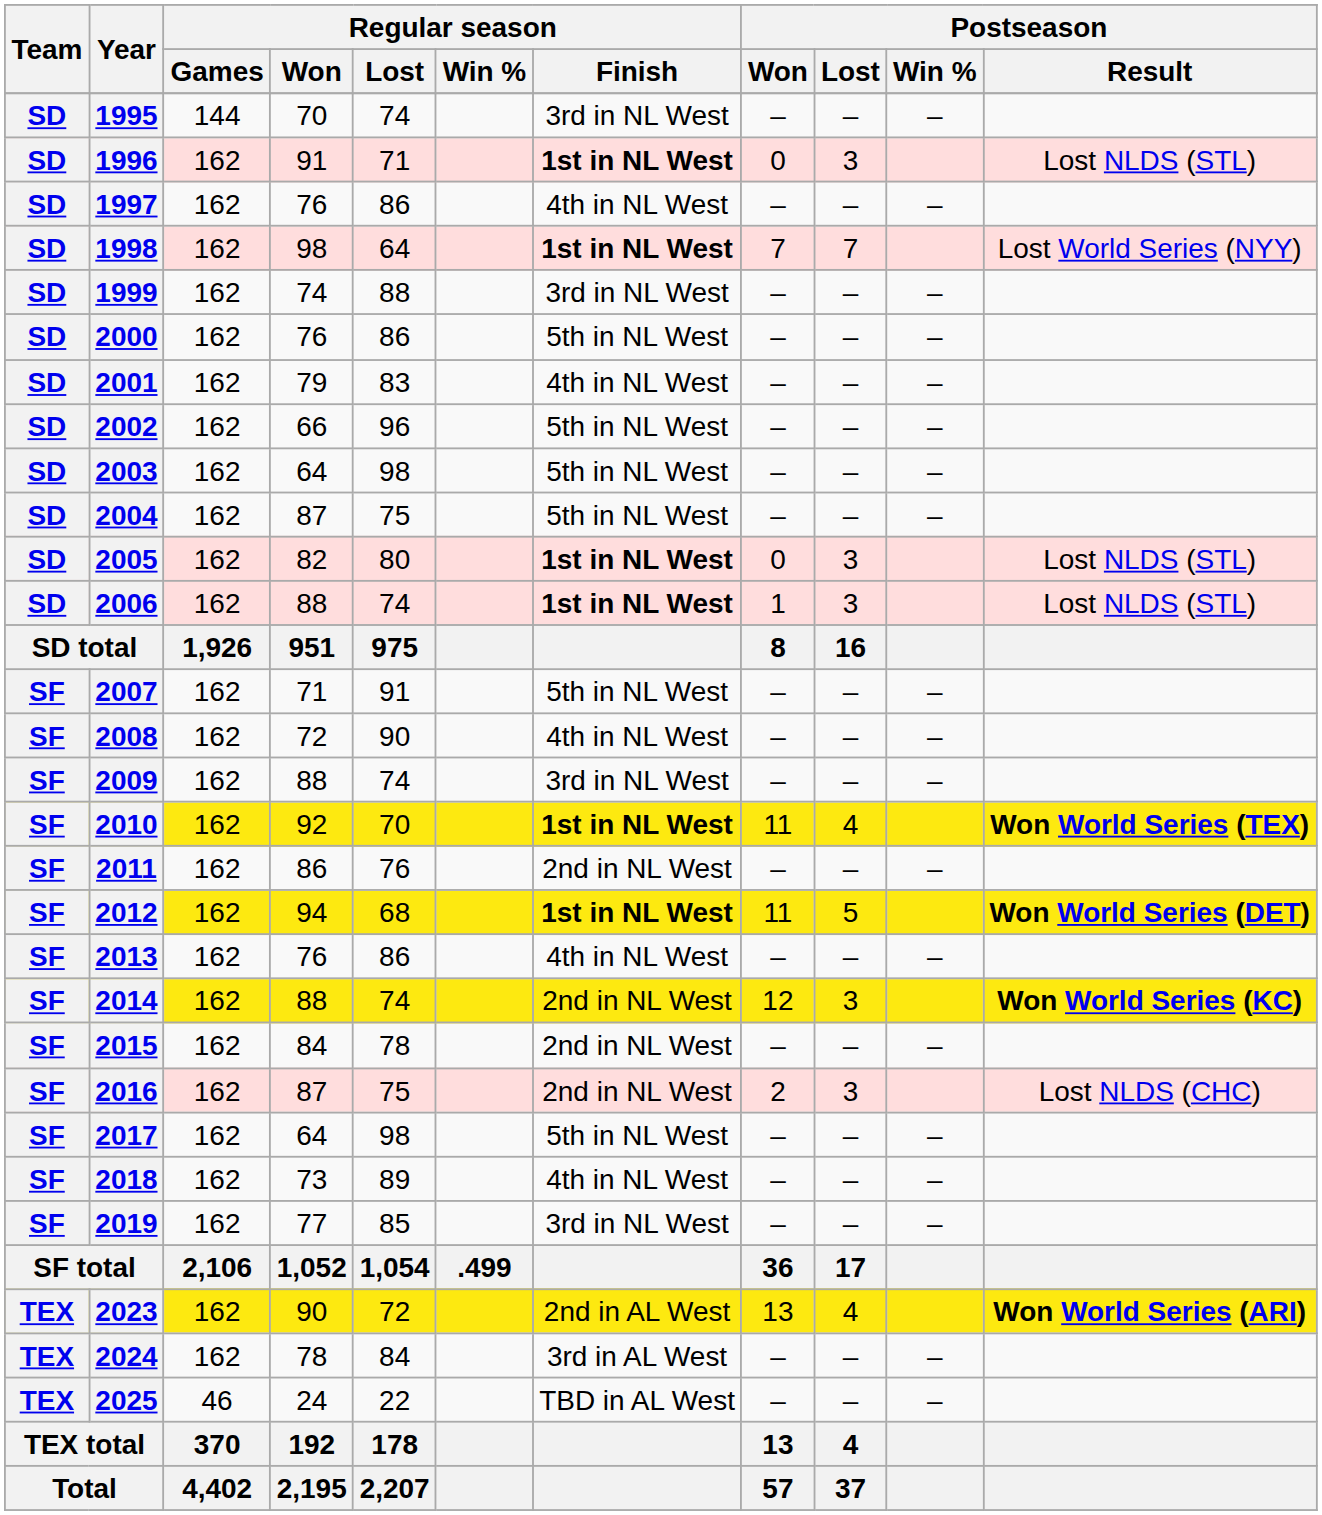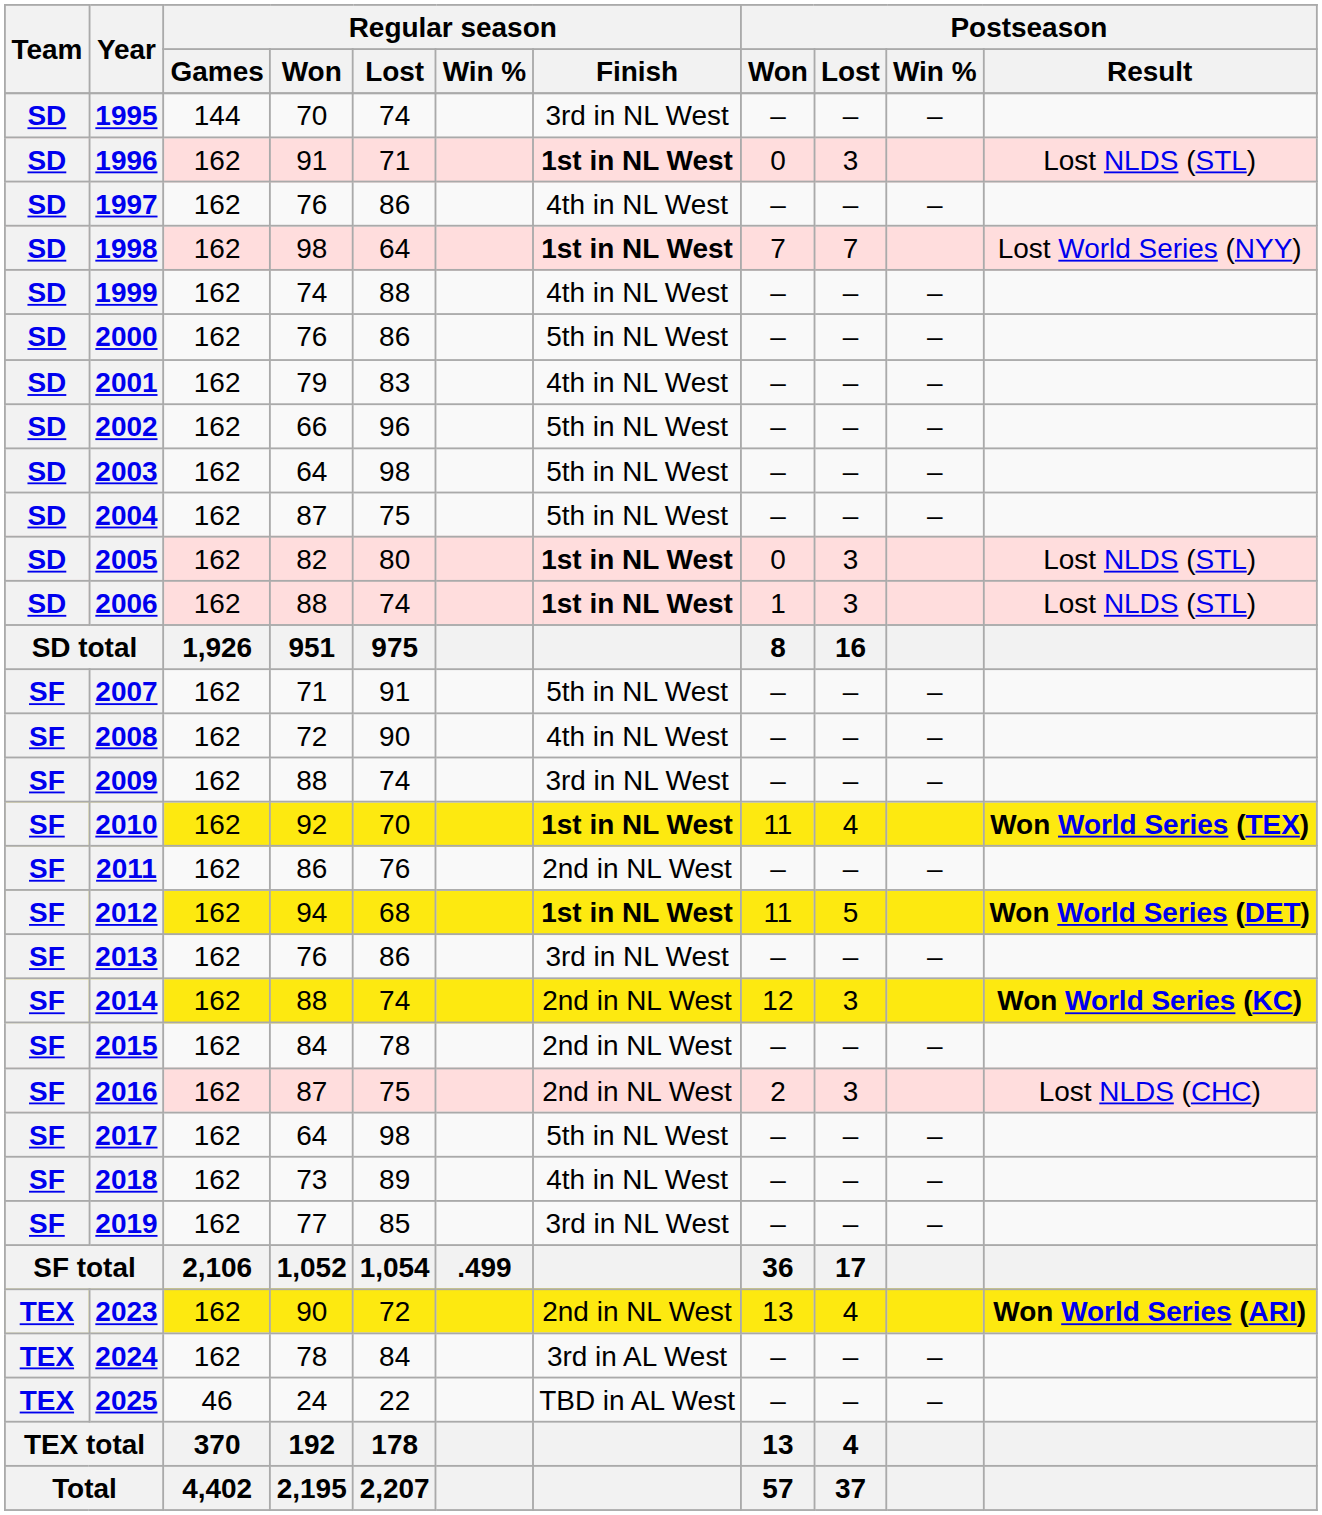(637, 293) 3rd in NL West -> (637, 293) 4th in NL West
(637, 957) 4th in NL West -> (637, 957) 3rd in NL West
(637, 1311) 2nd in AL West -> (637, 1311) 2nd in NL West
